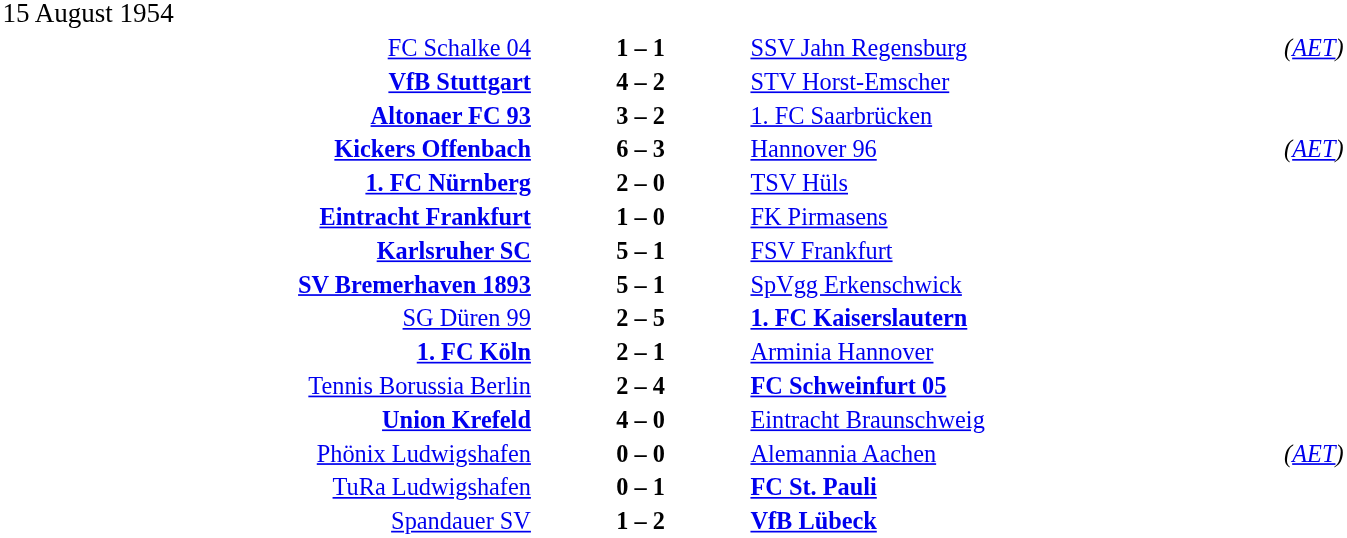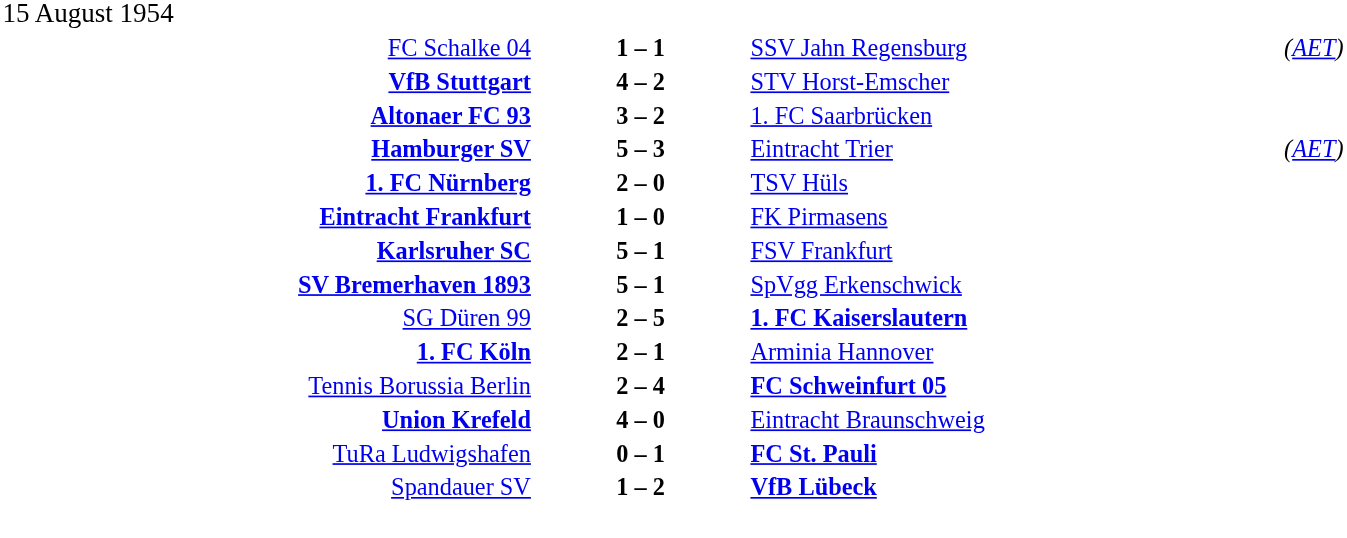+ row: (451, 149)
- row: (433, 149)
- row: (424, 453)
